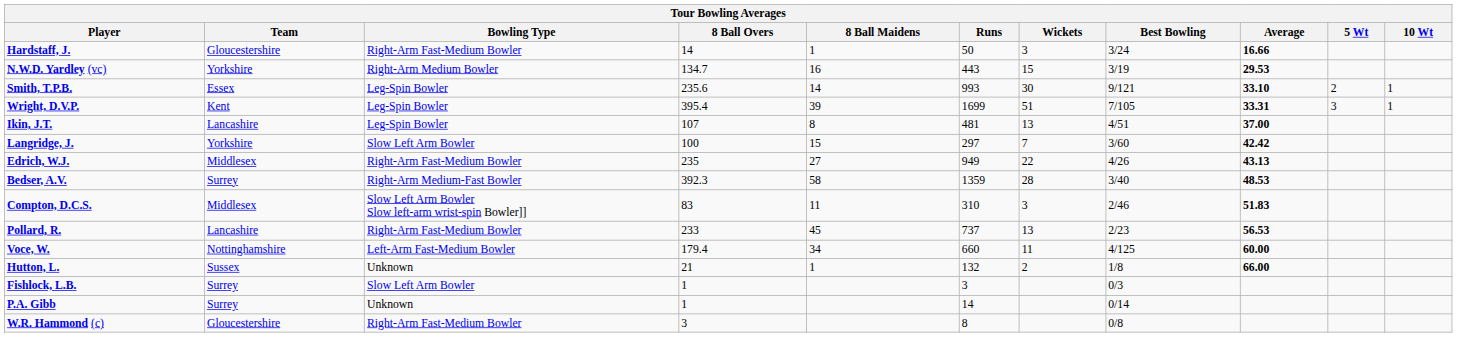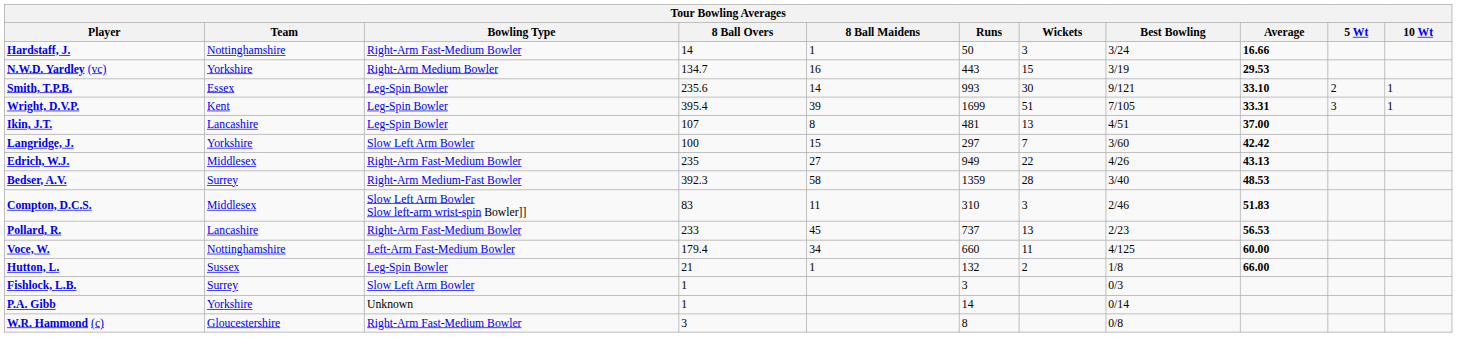(244, 50) Gloucestershire -> (246, 50) Nottinghamshire
(390, 267) Unknown -> (407, 267) Leg-Spin Bowler
(223, 304) Surrey -> (230, 304) Yorkshire
